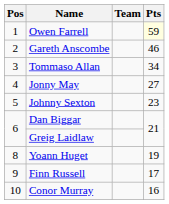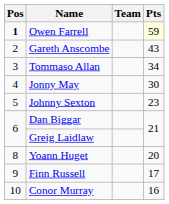(15, 31) normal -> (15, 31) bold
(154, 48) 46 -> (154, 48) 43
(154, 84) 27 -> (154, 84) 30
(154, 155) 19 -> (154, 155) 20
